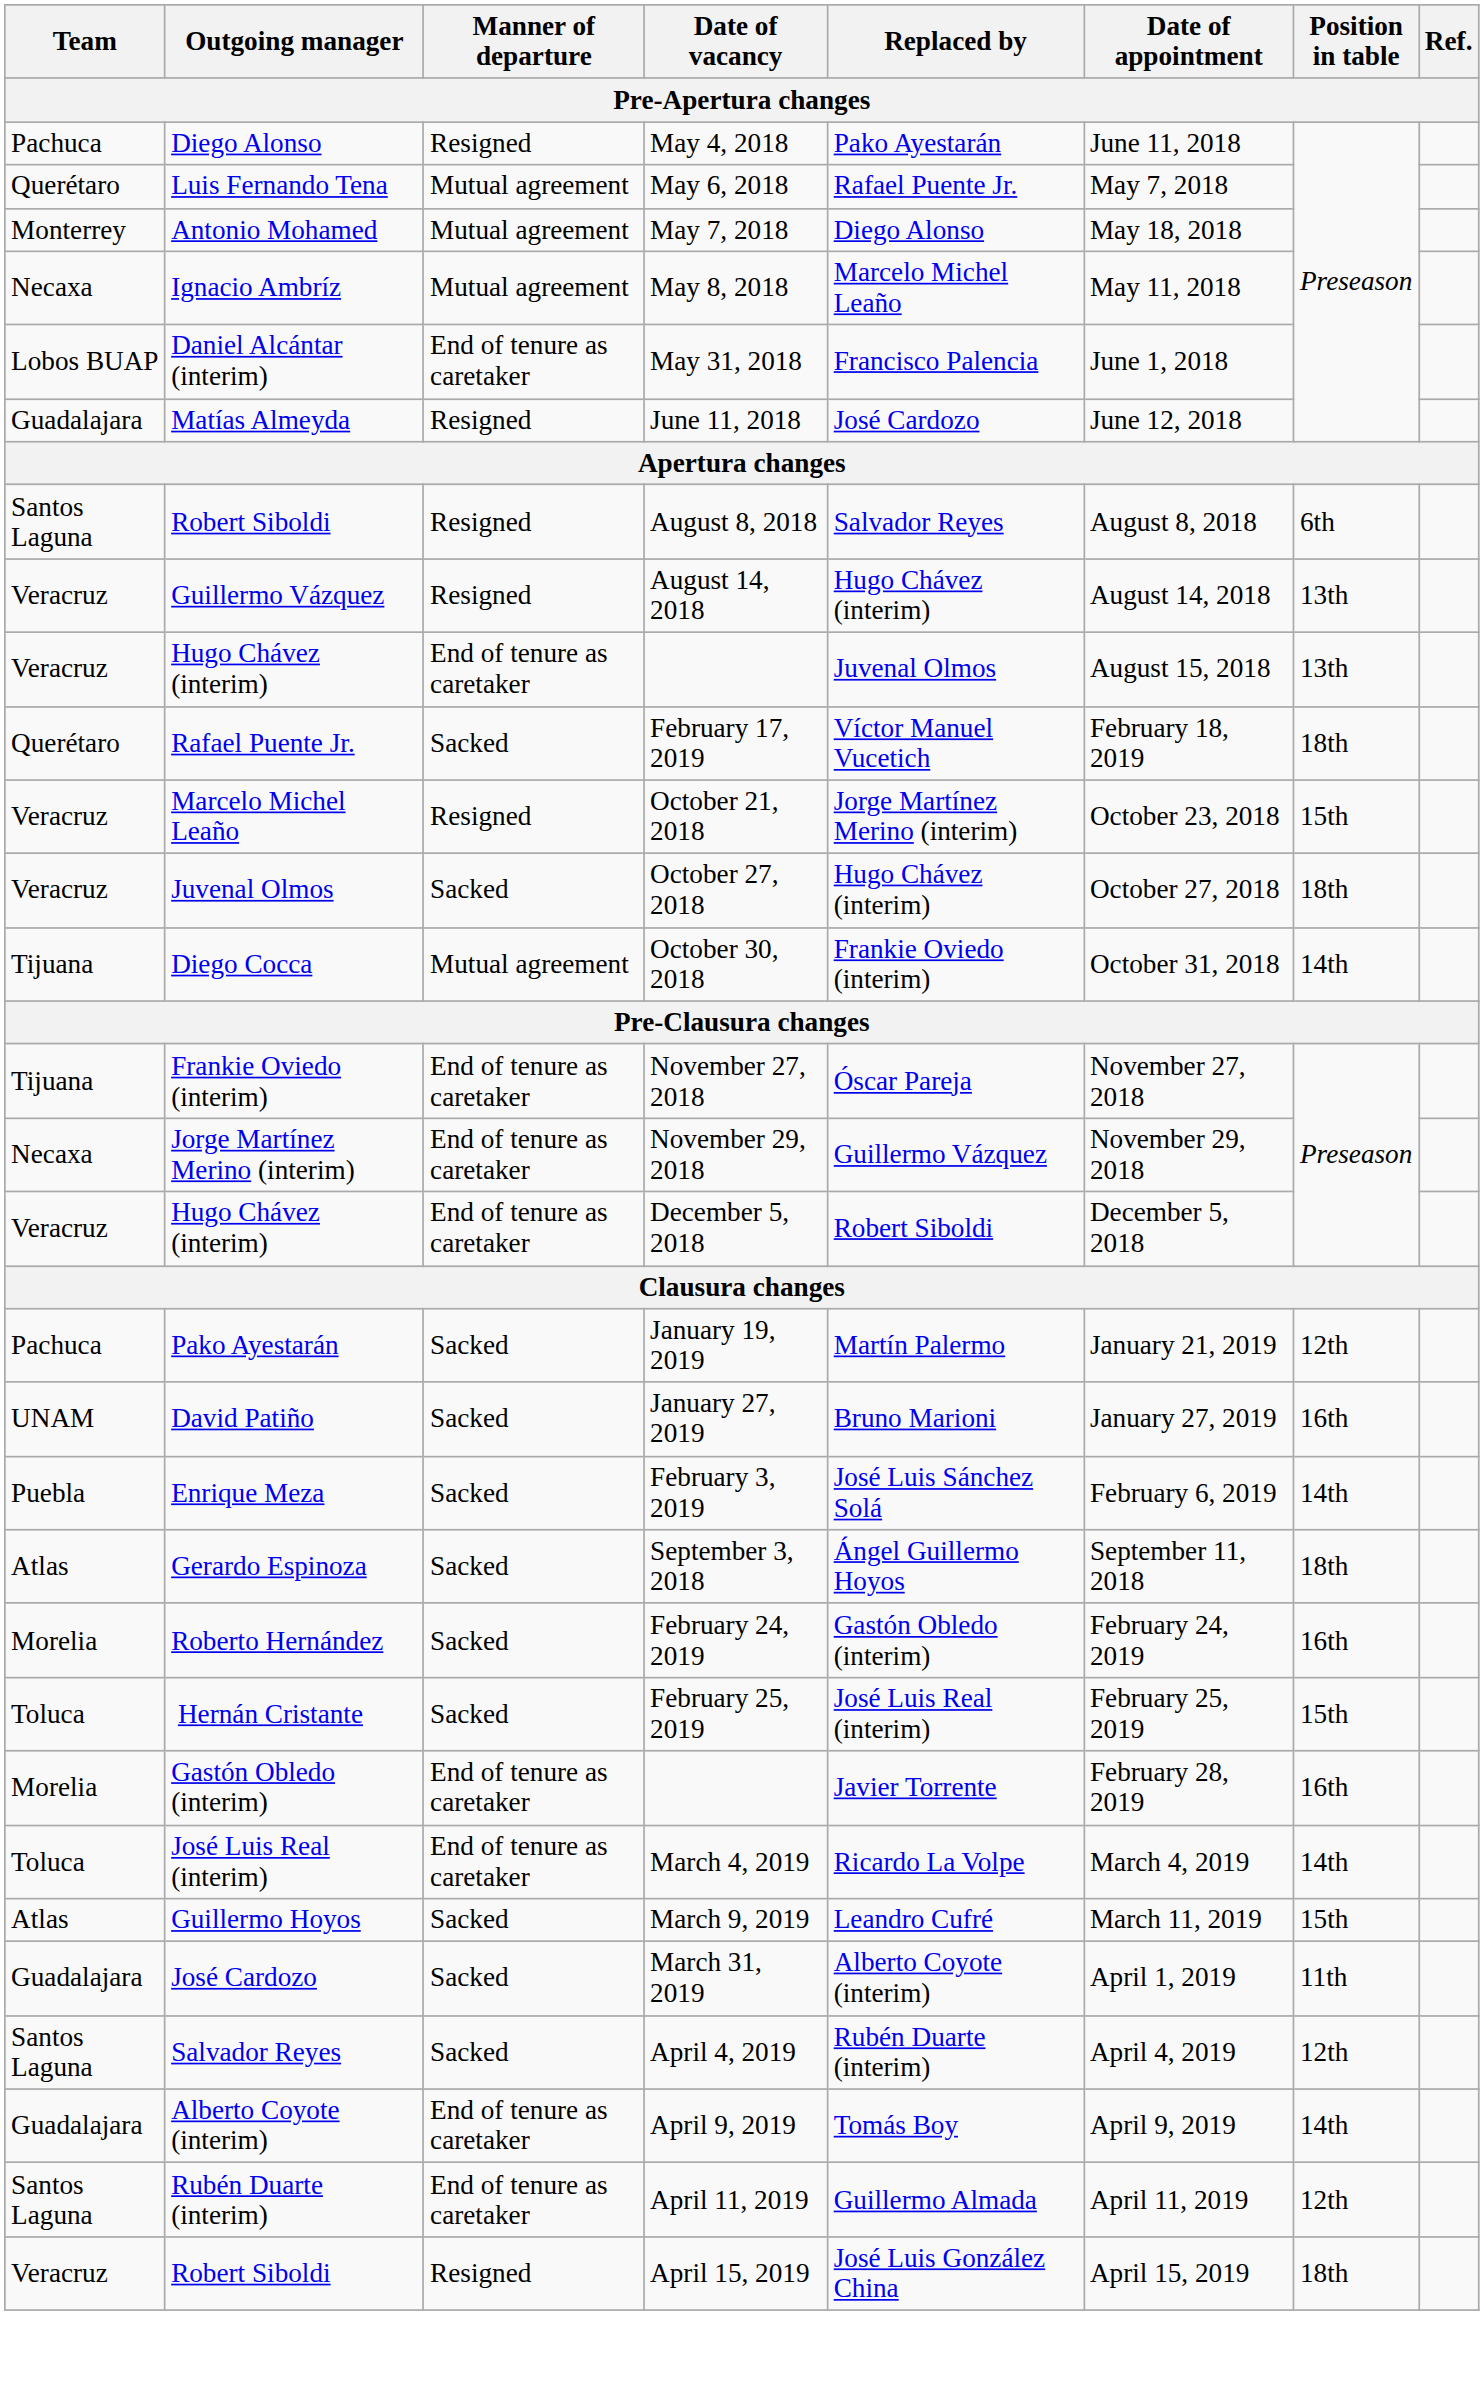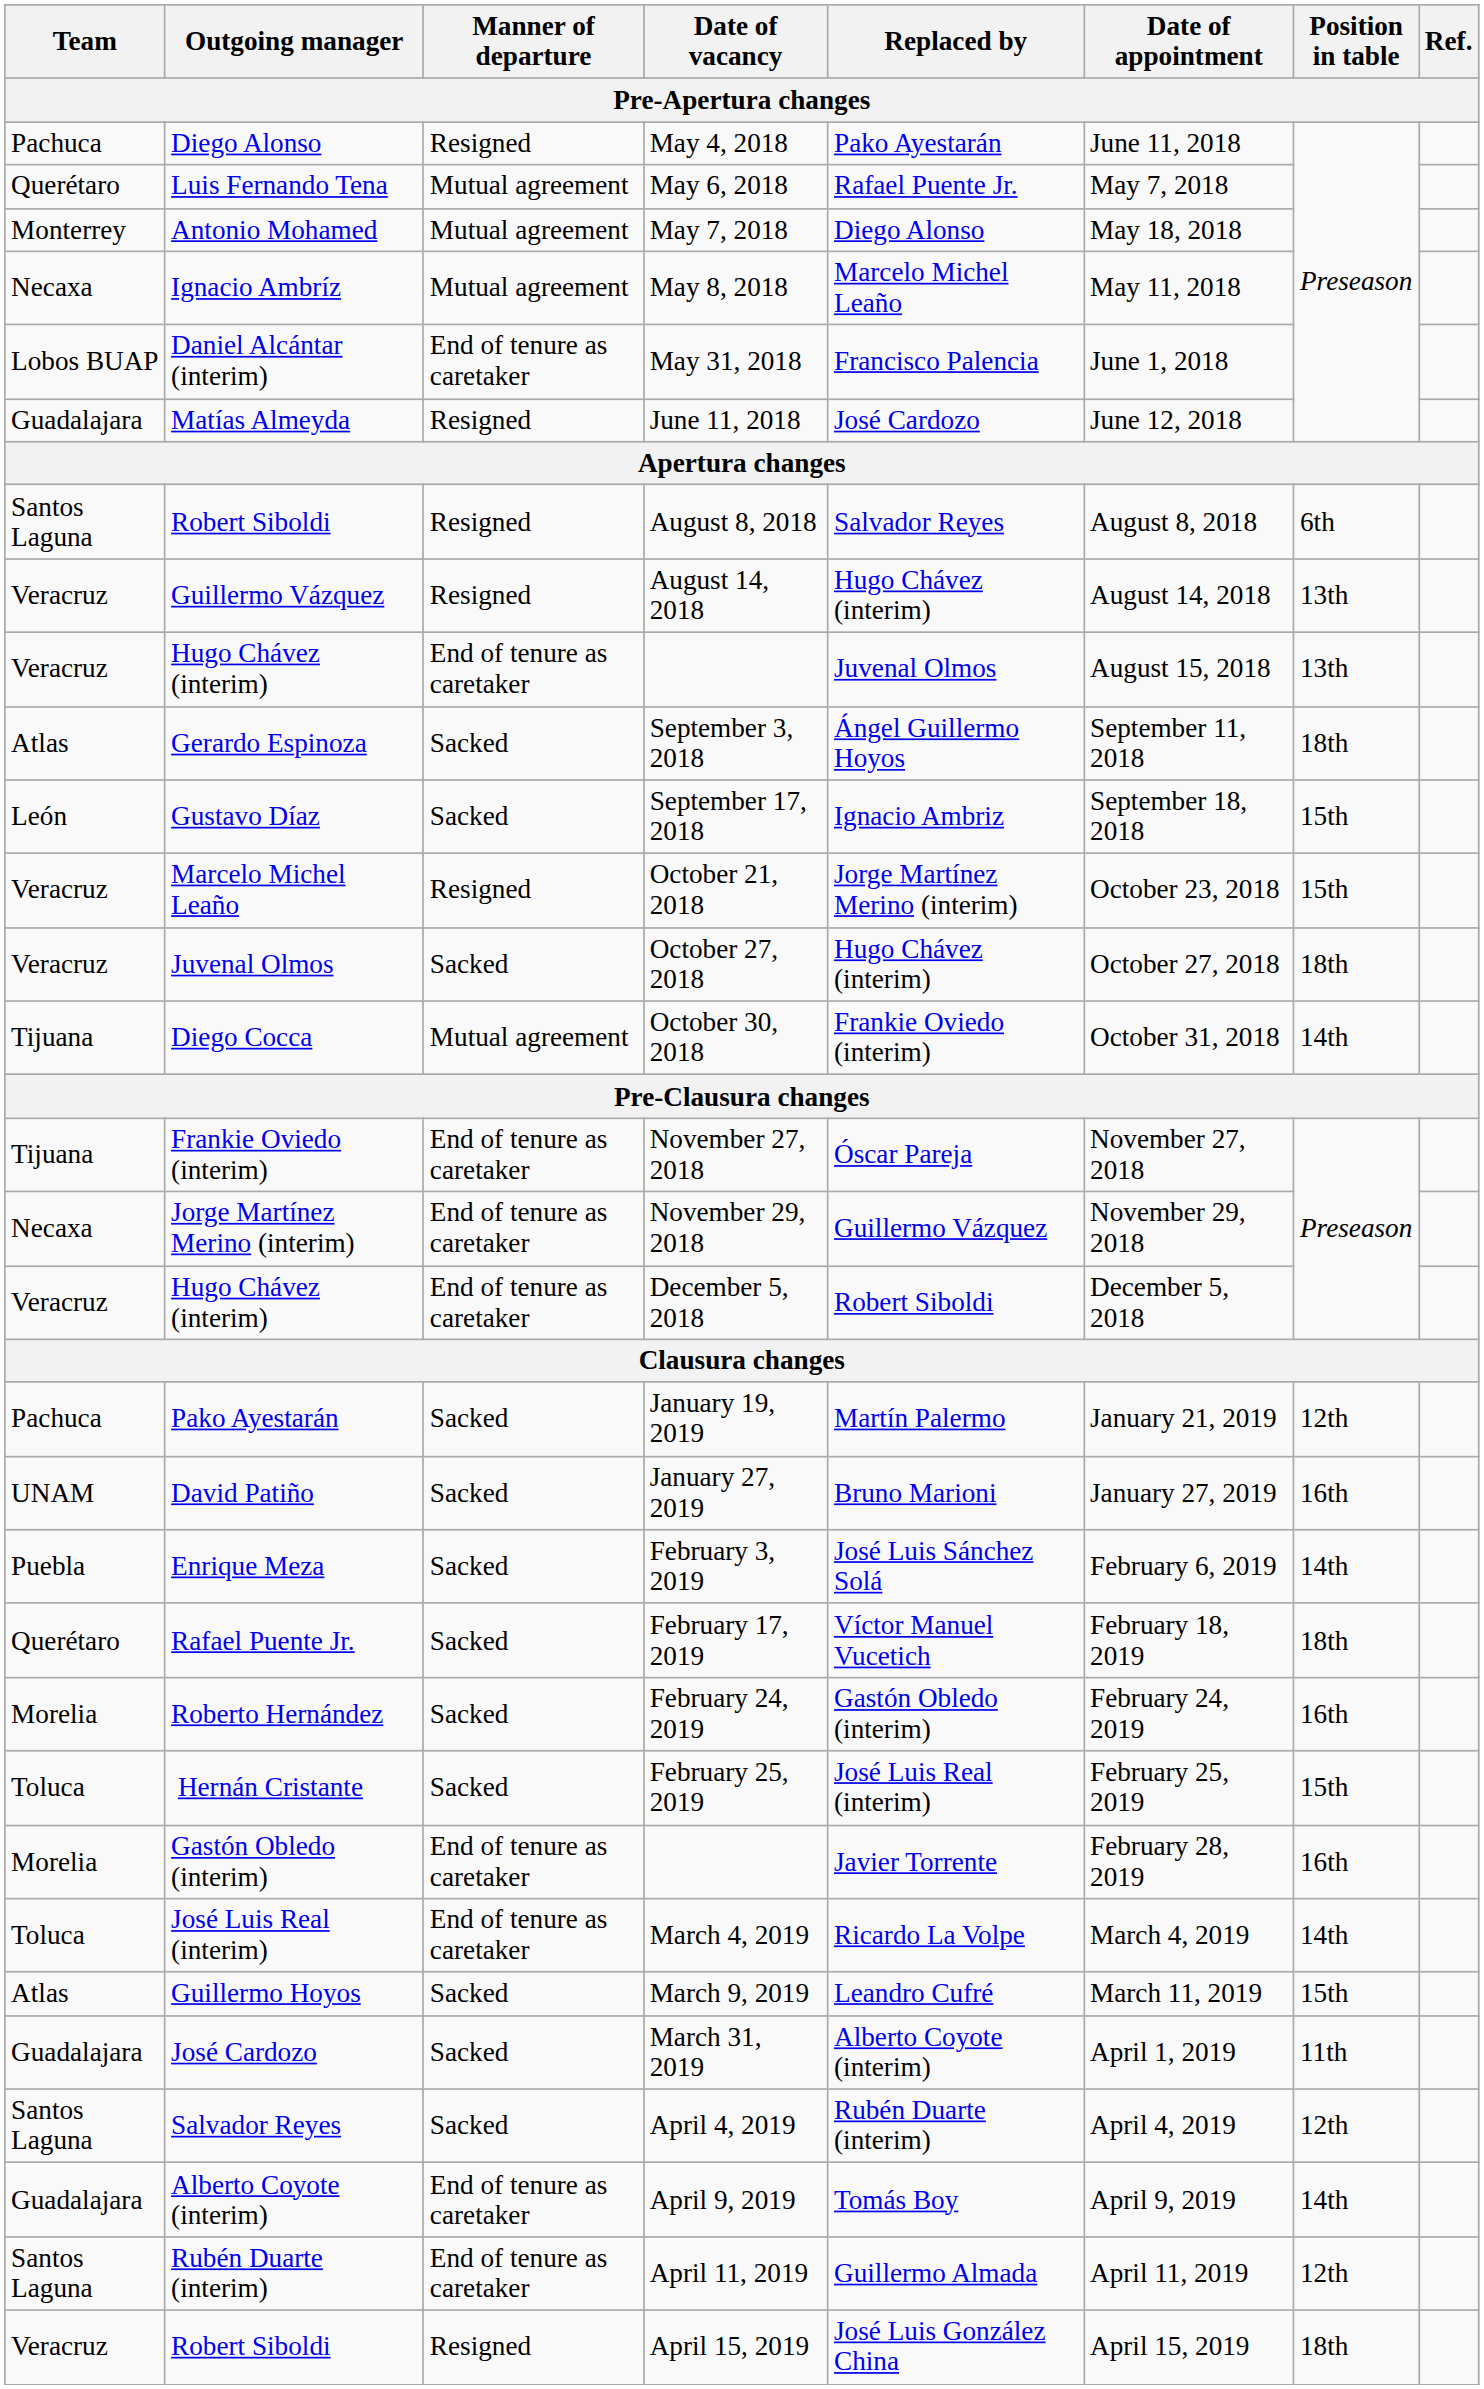rows swapped: (269, 1566) <-> (263, 742)
+ row: (246, 816)
